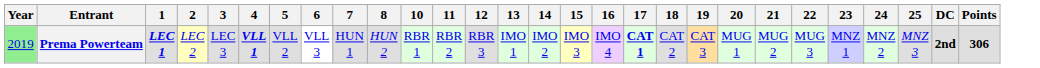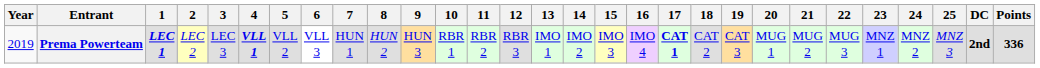+ column: (418, 14)
(21, 44) lightgreen background -> (21, 44) no background
(979, 44) 306 -> (1014, 44) 336
